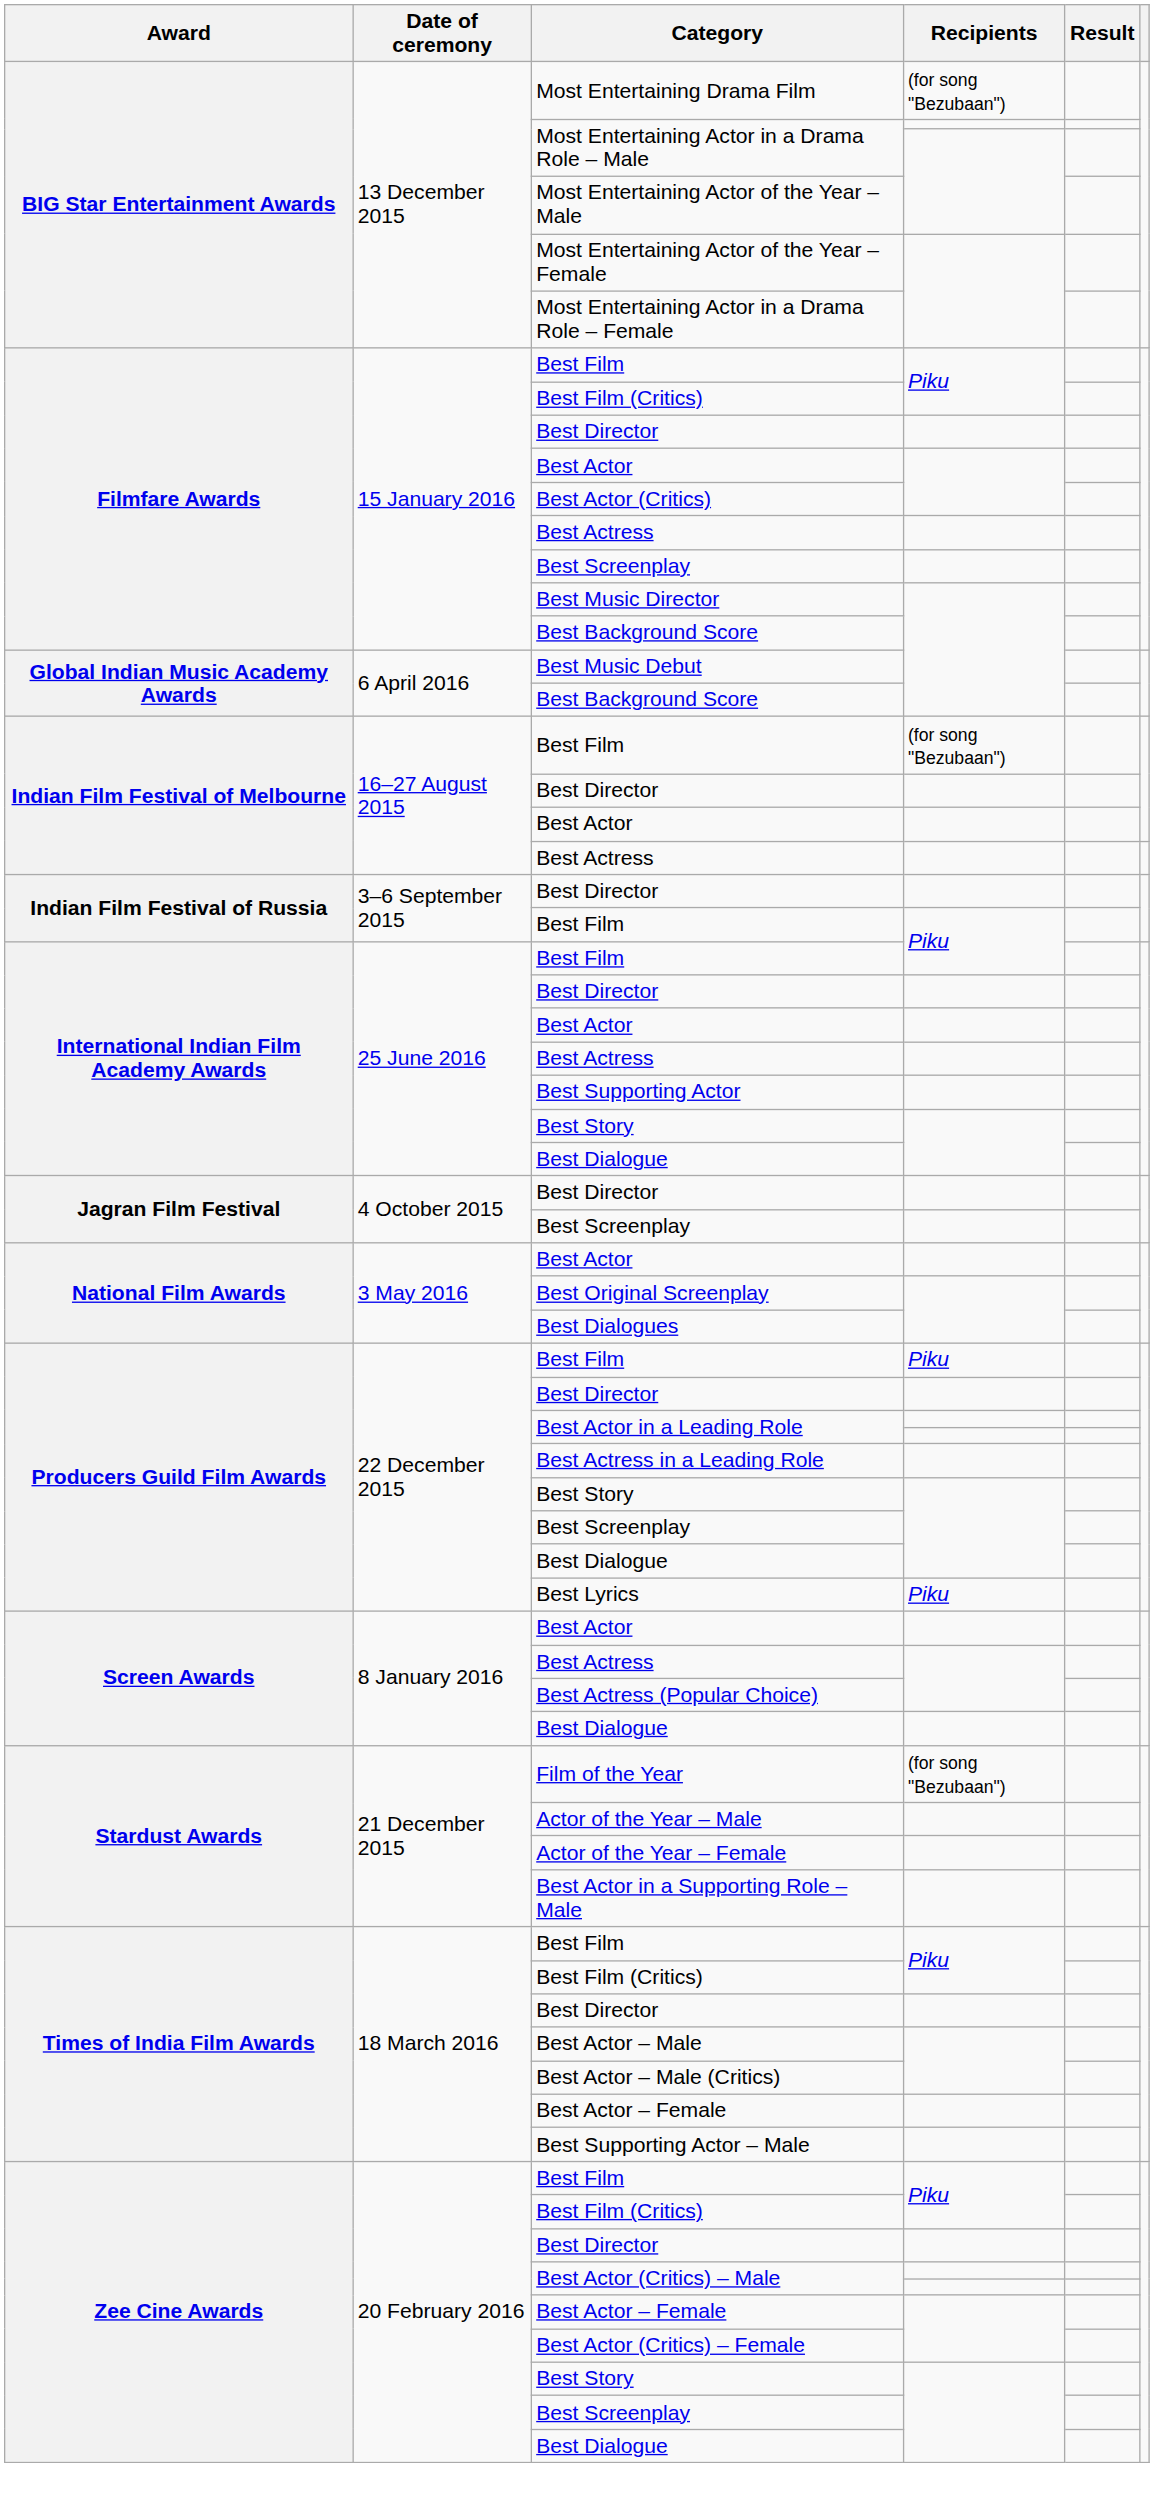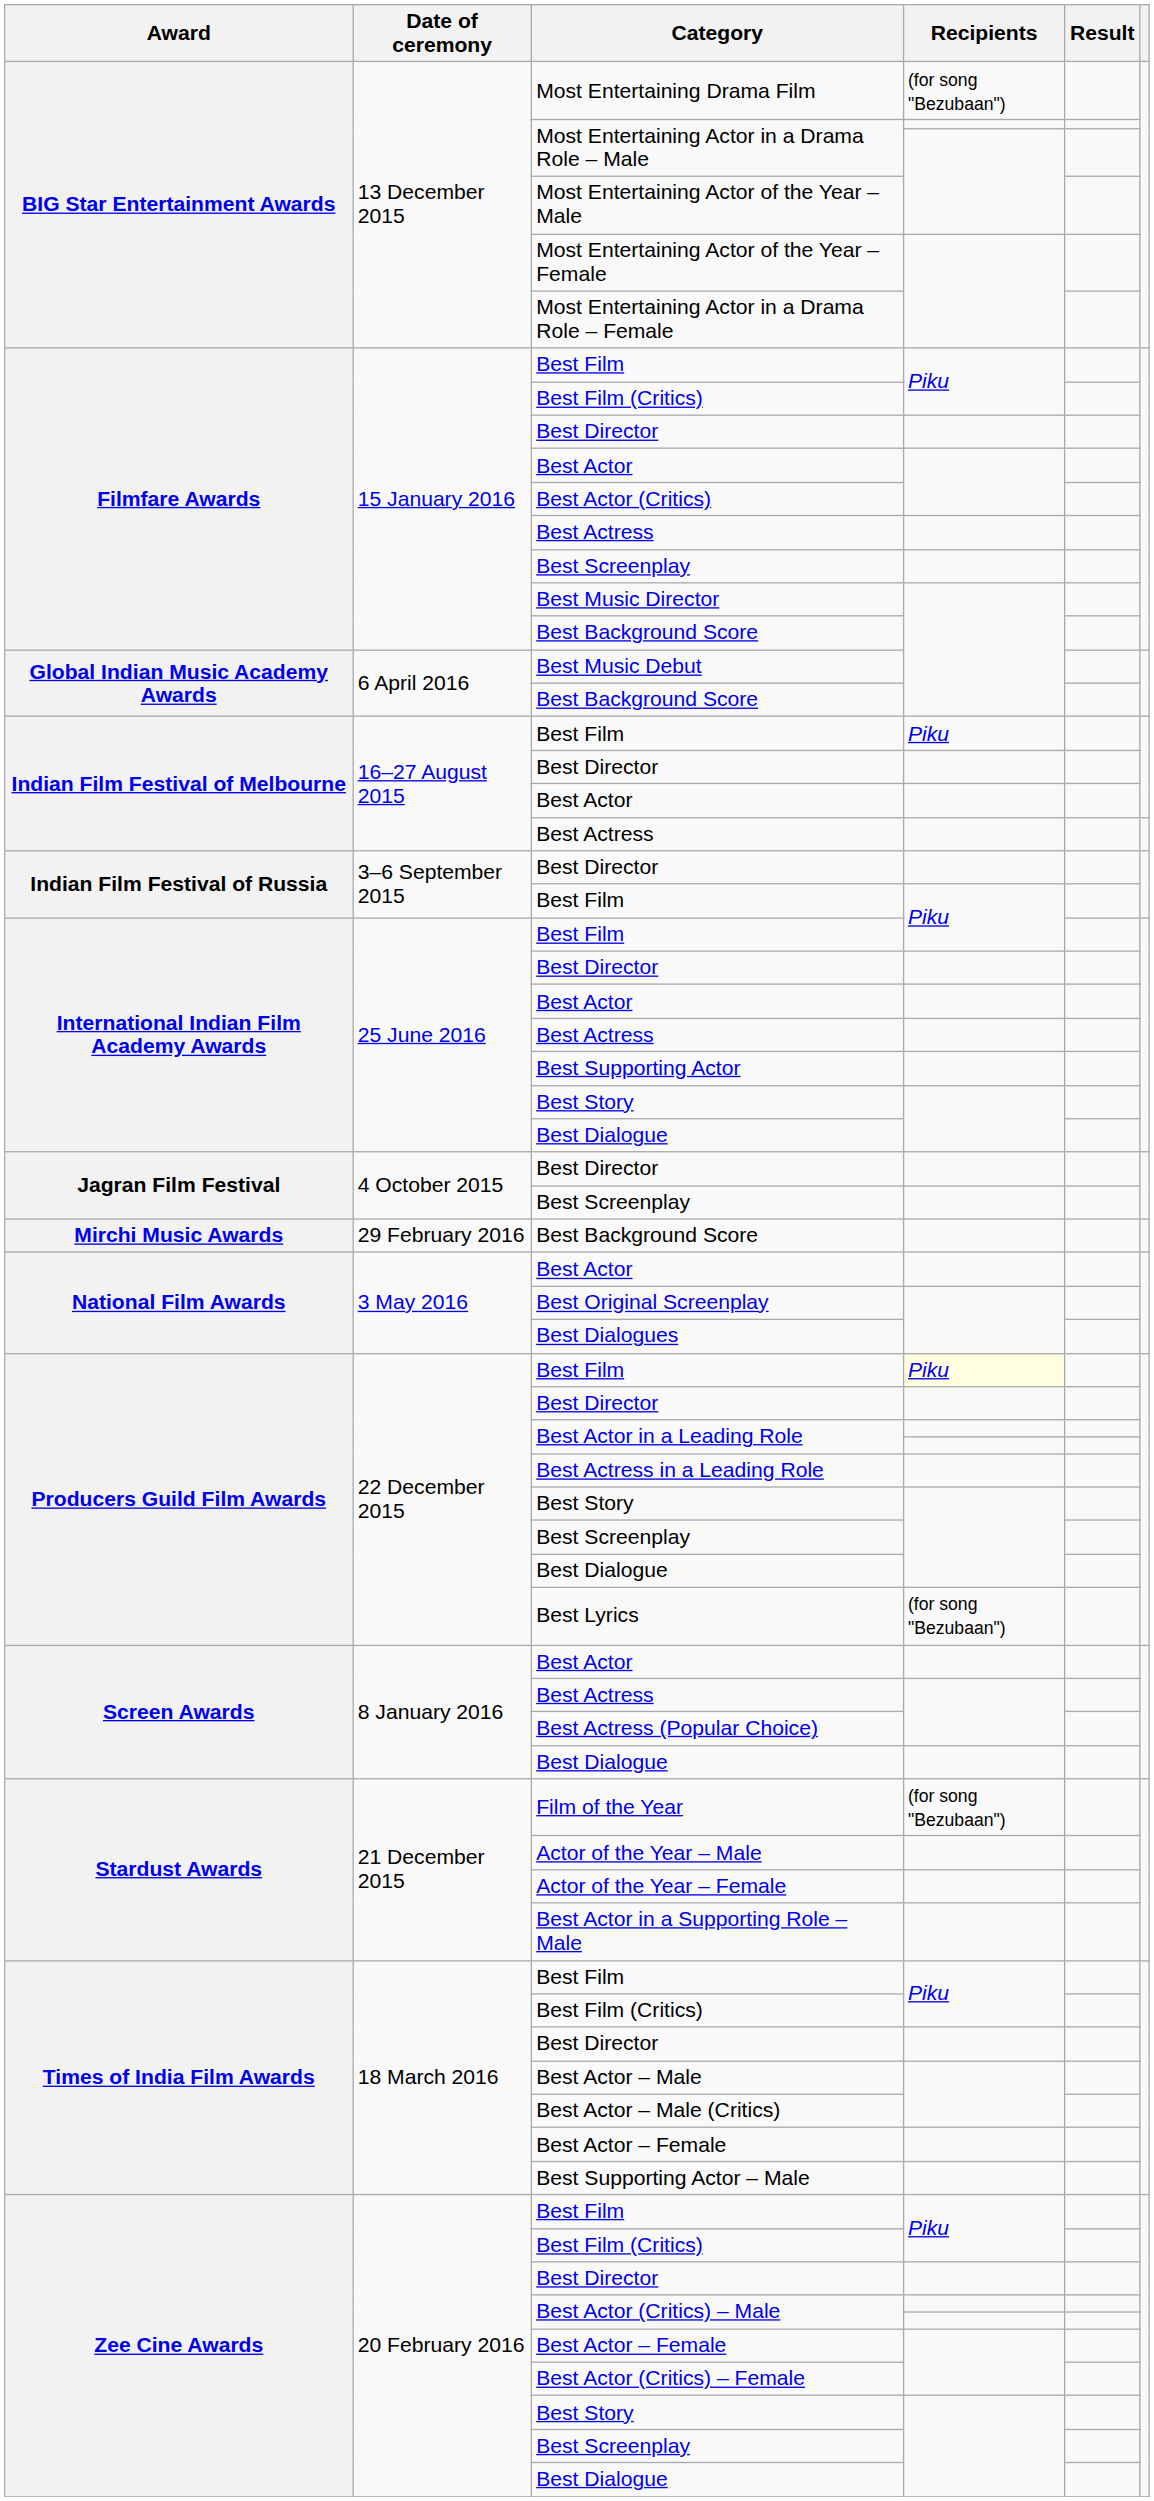(957, 746) (for song "Bezubaan") -> (929, 733) Piku
+ row: (179, 1235)
(929, 1359) no background -> (929, 1369) lightyellow background
(929, 1594) Piku -> (957, 1617) (for song "Bezubaan")
